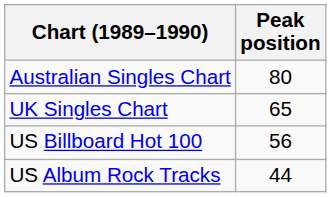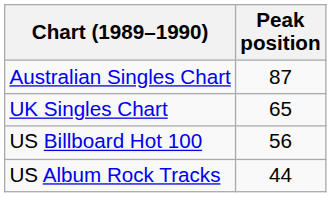(280, 76) 80 -> (280, 76) 87
